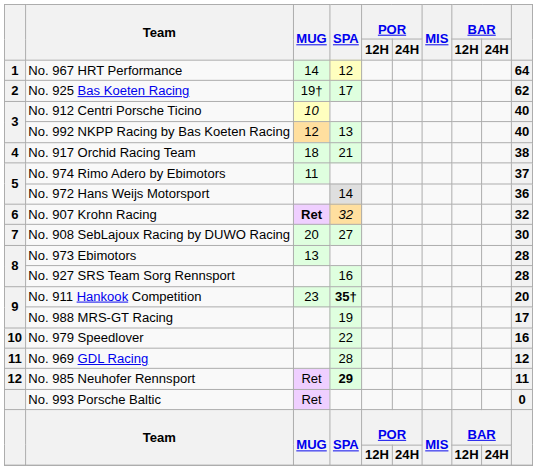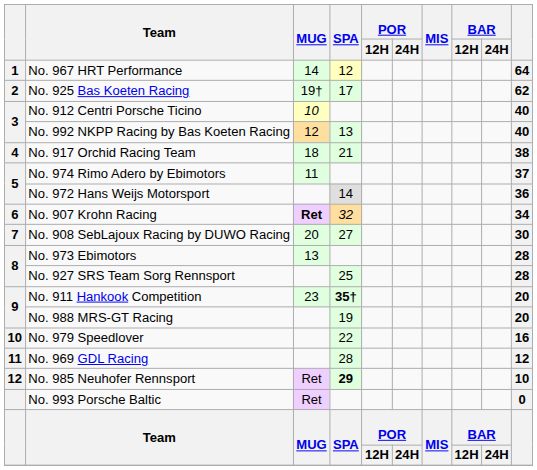(522, 214) 32 -> (522, 214) 34
(346, 276) 16 -> (346, 276) 25
(522, 317) 17 -> (522, 317) 20
(522, 379) 11 -> (522, 379) 10
